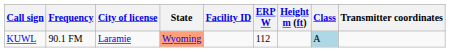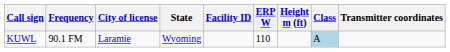(182, 39) lightsalmon background -> (182, 39) no background
(263, 39) 112 -> (263, 39) 110
